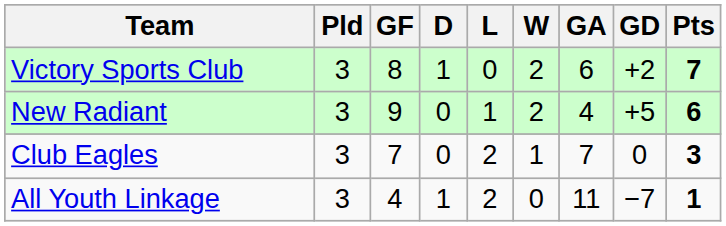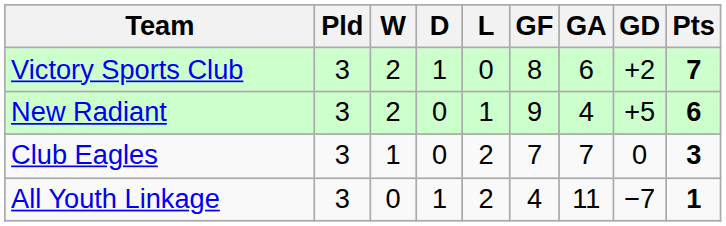columns swapped: (536, 26) <-> (395, 26)
